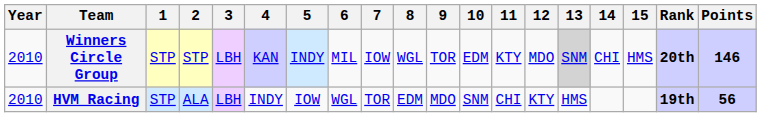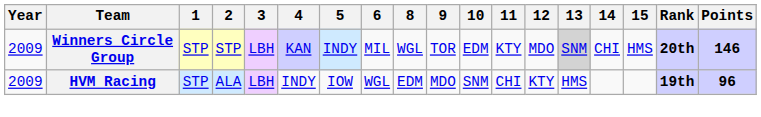- column: (377, 16)
(25, 58) 2010 -> (25, 49) 2009
(25, 99) 2010 -> (25, 82) 2009
(727, 99) 56 -> (727, 82) 96
